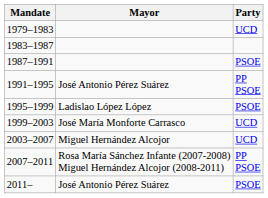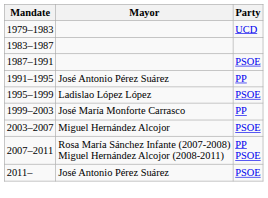(248, 84) PP PSOE -> (241, 78) PP
(246, 123) UCD -> (241, 111) PP
(246, 139) UCD -> (248, 128) PSOE
